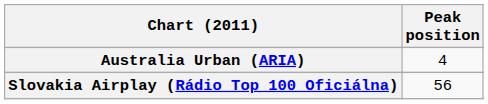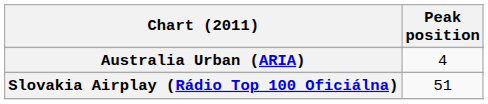(443, 85) 56 -> (443, 85) 51
